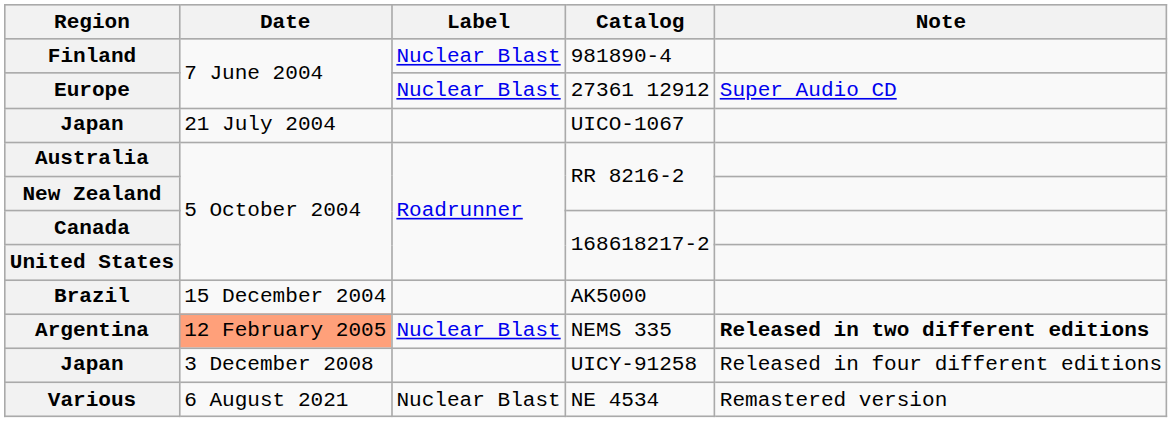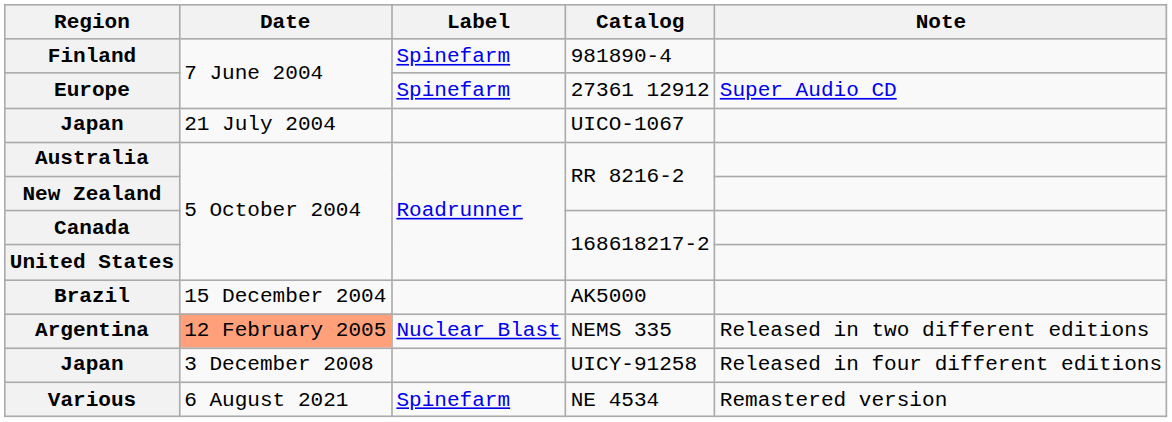(479, 56) Nuclear Blast -> (453, 56) Spinefarm
(479, 91) Nuclear Blast -> (453, 91) Spinefarm
(935, 331) bold -> (935, 331) normal
(479, 400) Nuclear Blast -> (453, 400) Spinefarm
